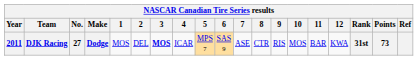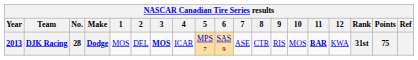(14, 43) 2011 -> (14, 43) 2013
(77, 43) 27 -> (77, 43) 28
(318, 43) normal -> (318, 43) bold
(385, 43) 73 -> (385, 43) 75
